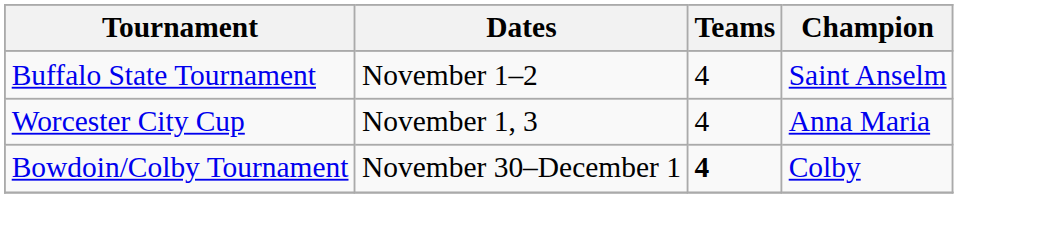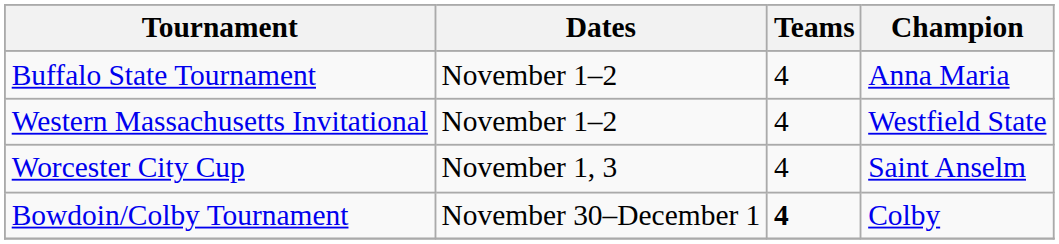(868, 74) Saint Anselm -> (939, 74) Anna Maria
+ row: (220, 121)
(859, 121) Anna Maria -> (947, 167) Saint Anselm
